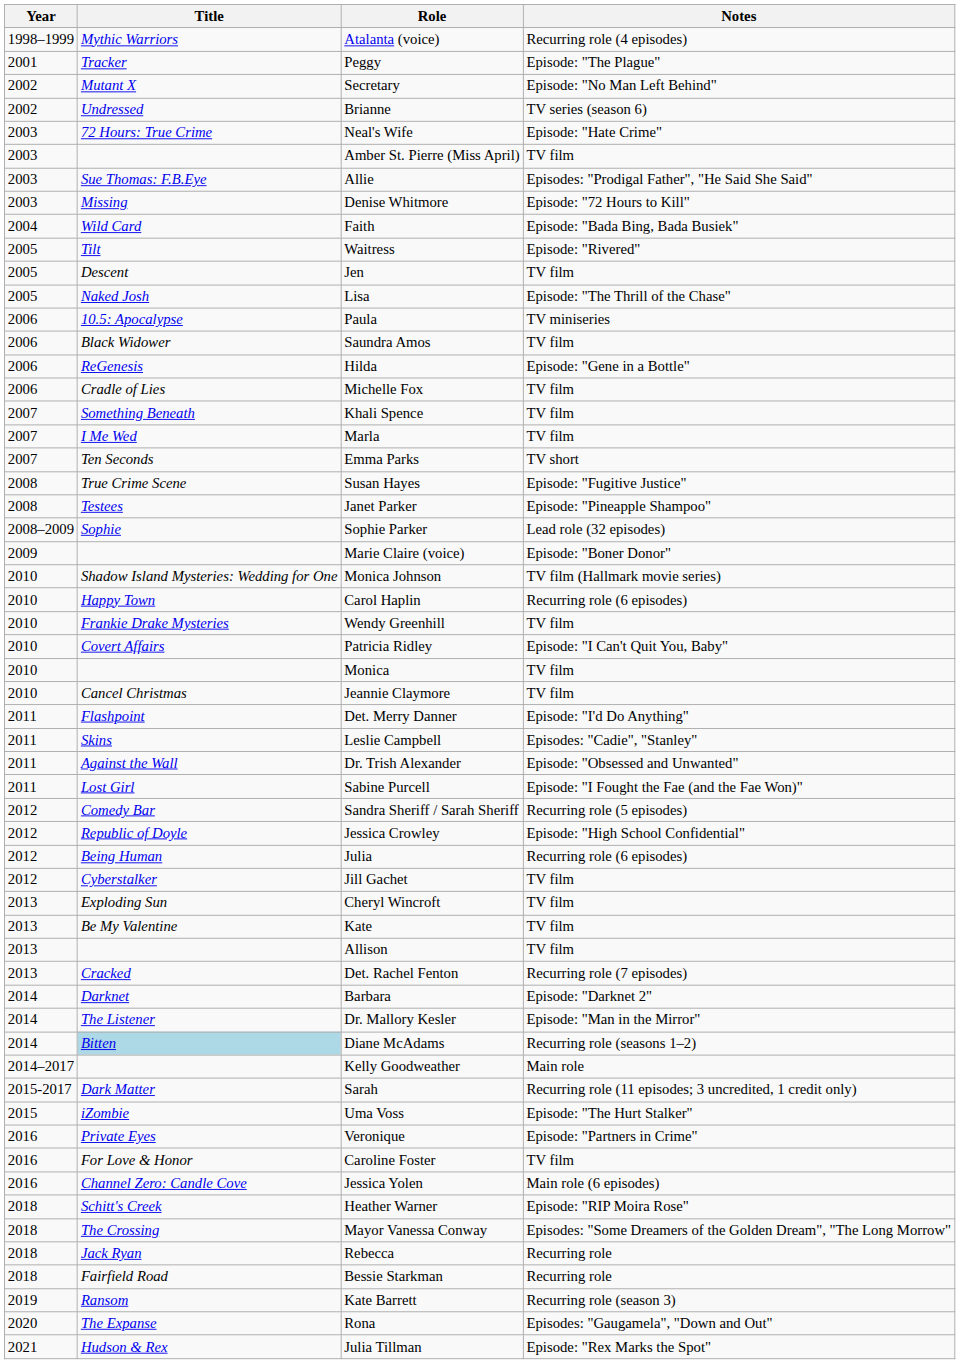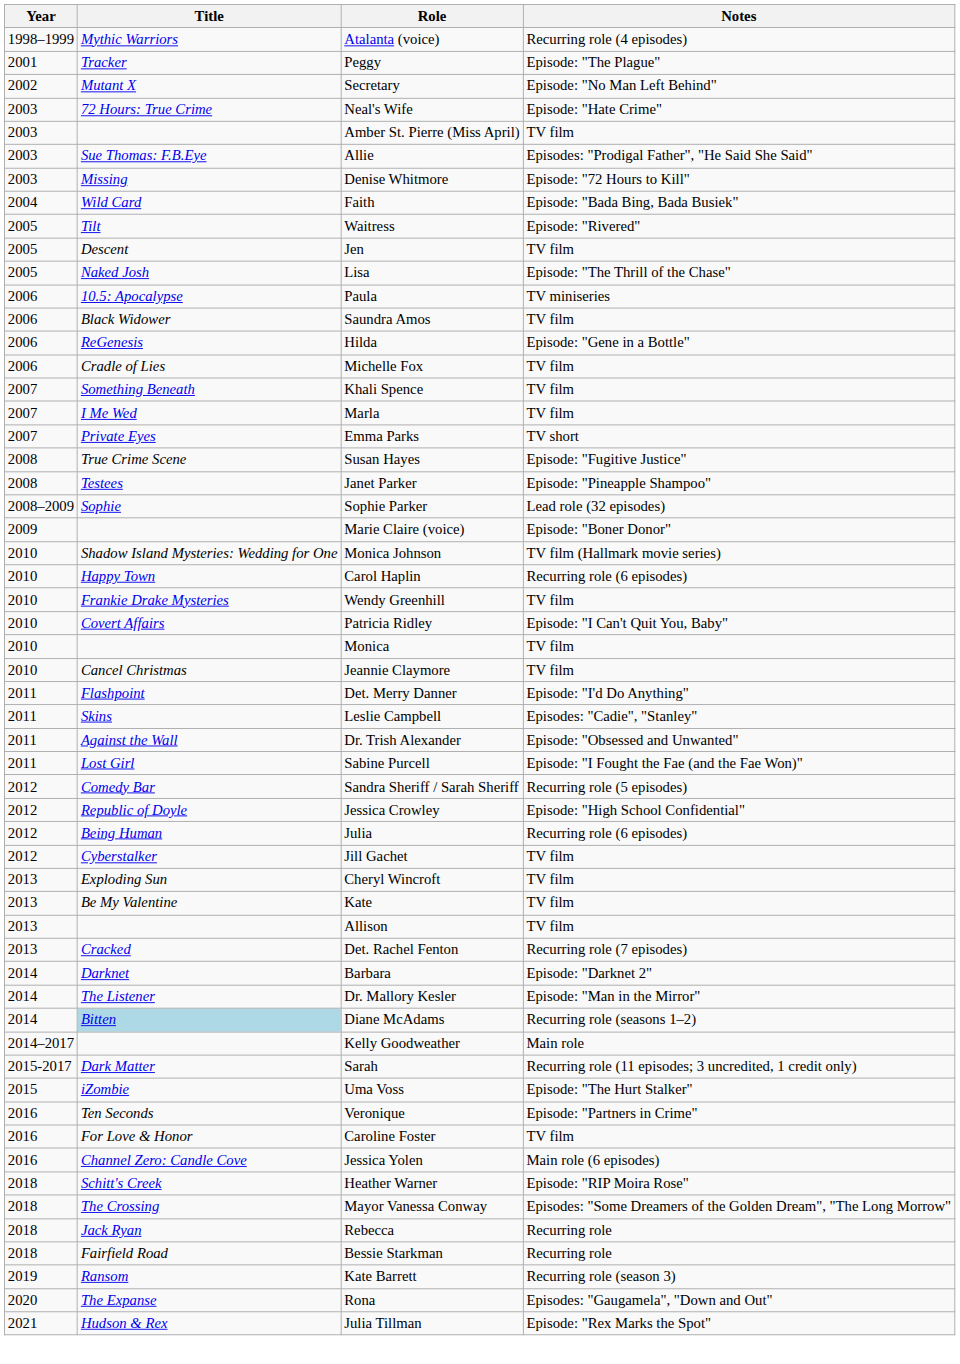- row: (368, 109)
(117, 459) Ten Seconds -> (118, 436) Private Eyes
(118, 1136) Private Eyes -> (117, 1113) Ten Seconds
